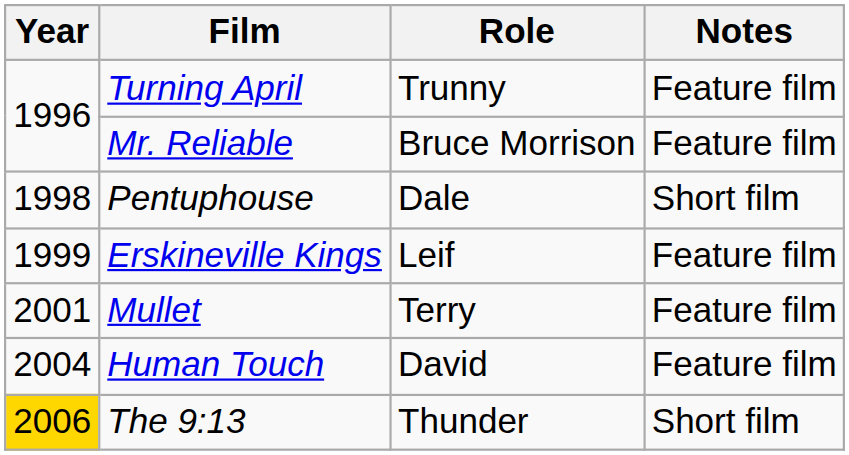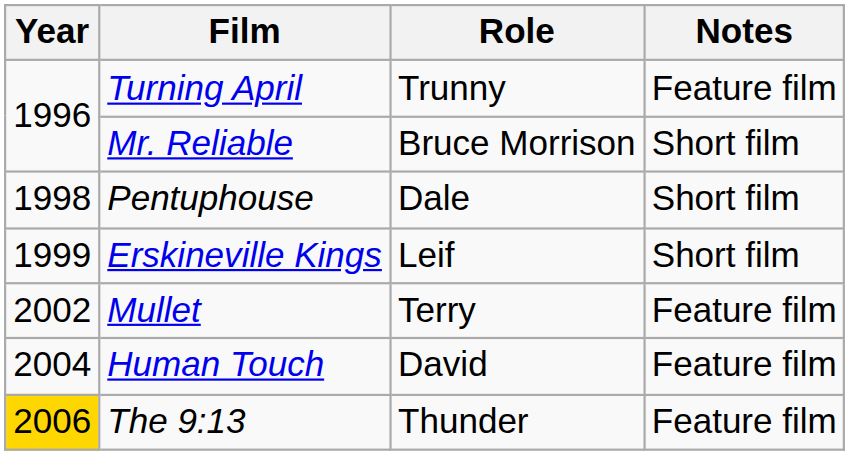(744, 143) Feature film -> (726, 143) Short film
(744, 254) Feature film -> (726, 254) Short film
(52, 310) 2001 -> (52, 310) 2002
(726, 421) Short film -> (744, 421) Feature film
